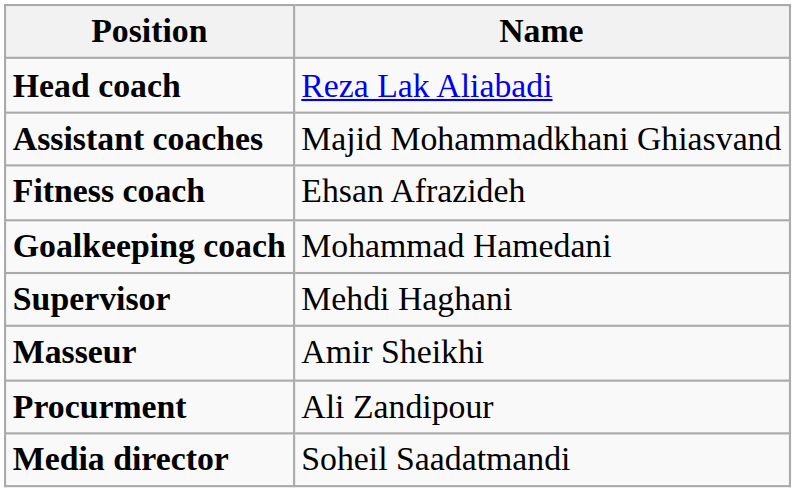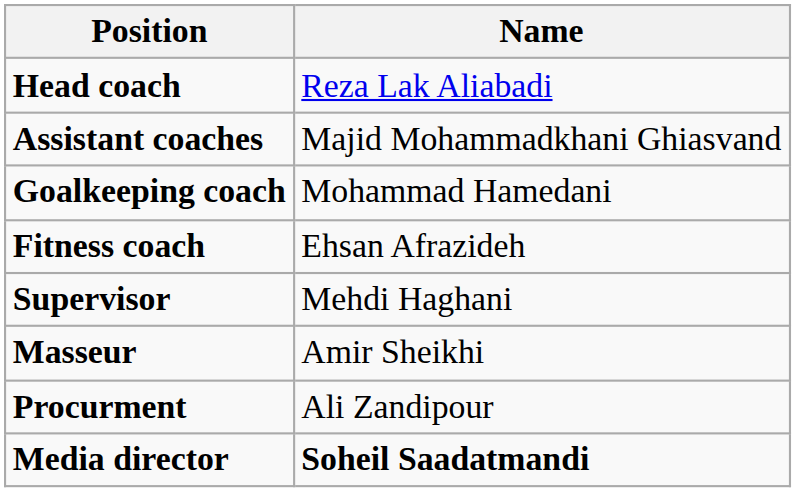rows swapped: (149, 245) <-> (109, 191)
(436, 459) normal -> (445, 459) bold
